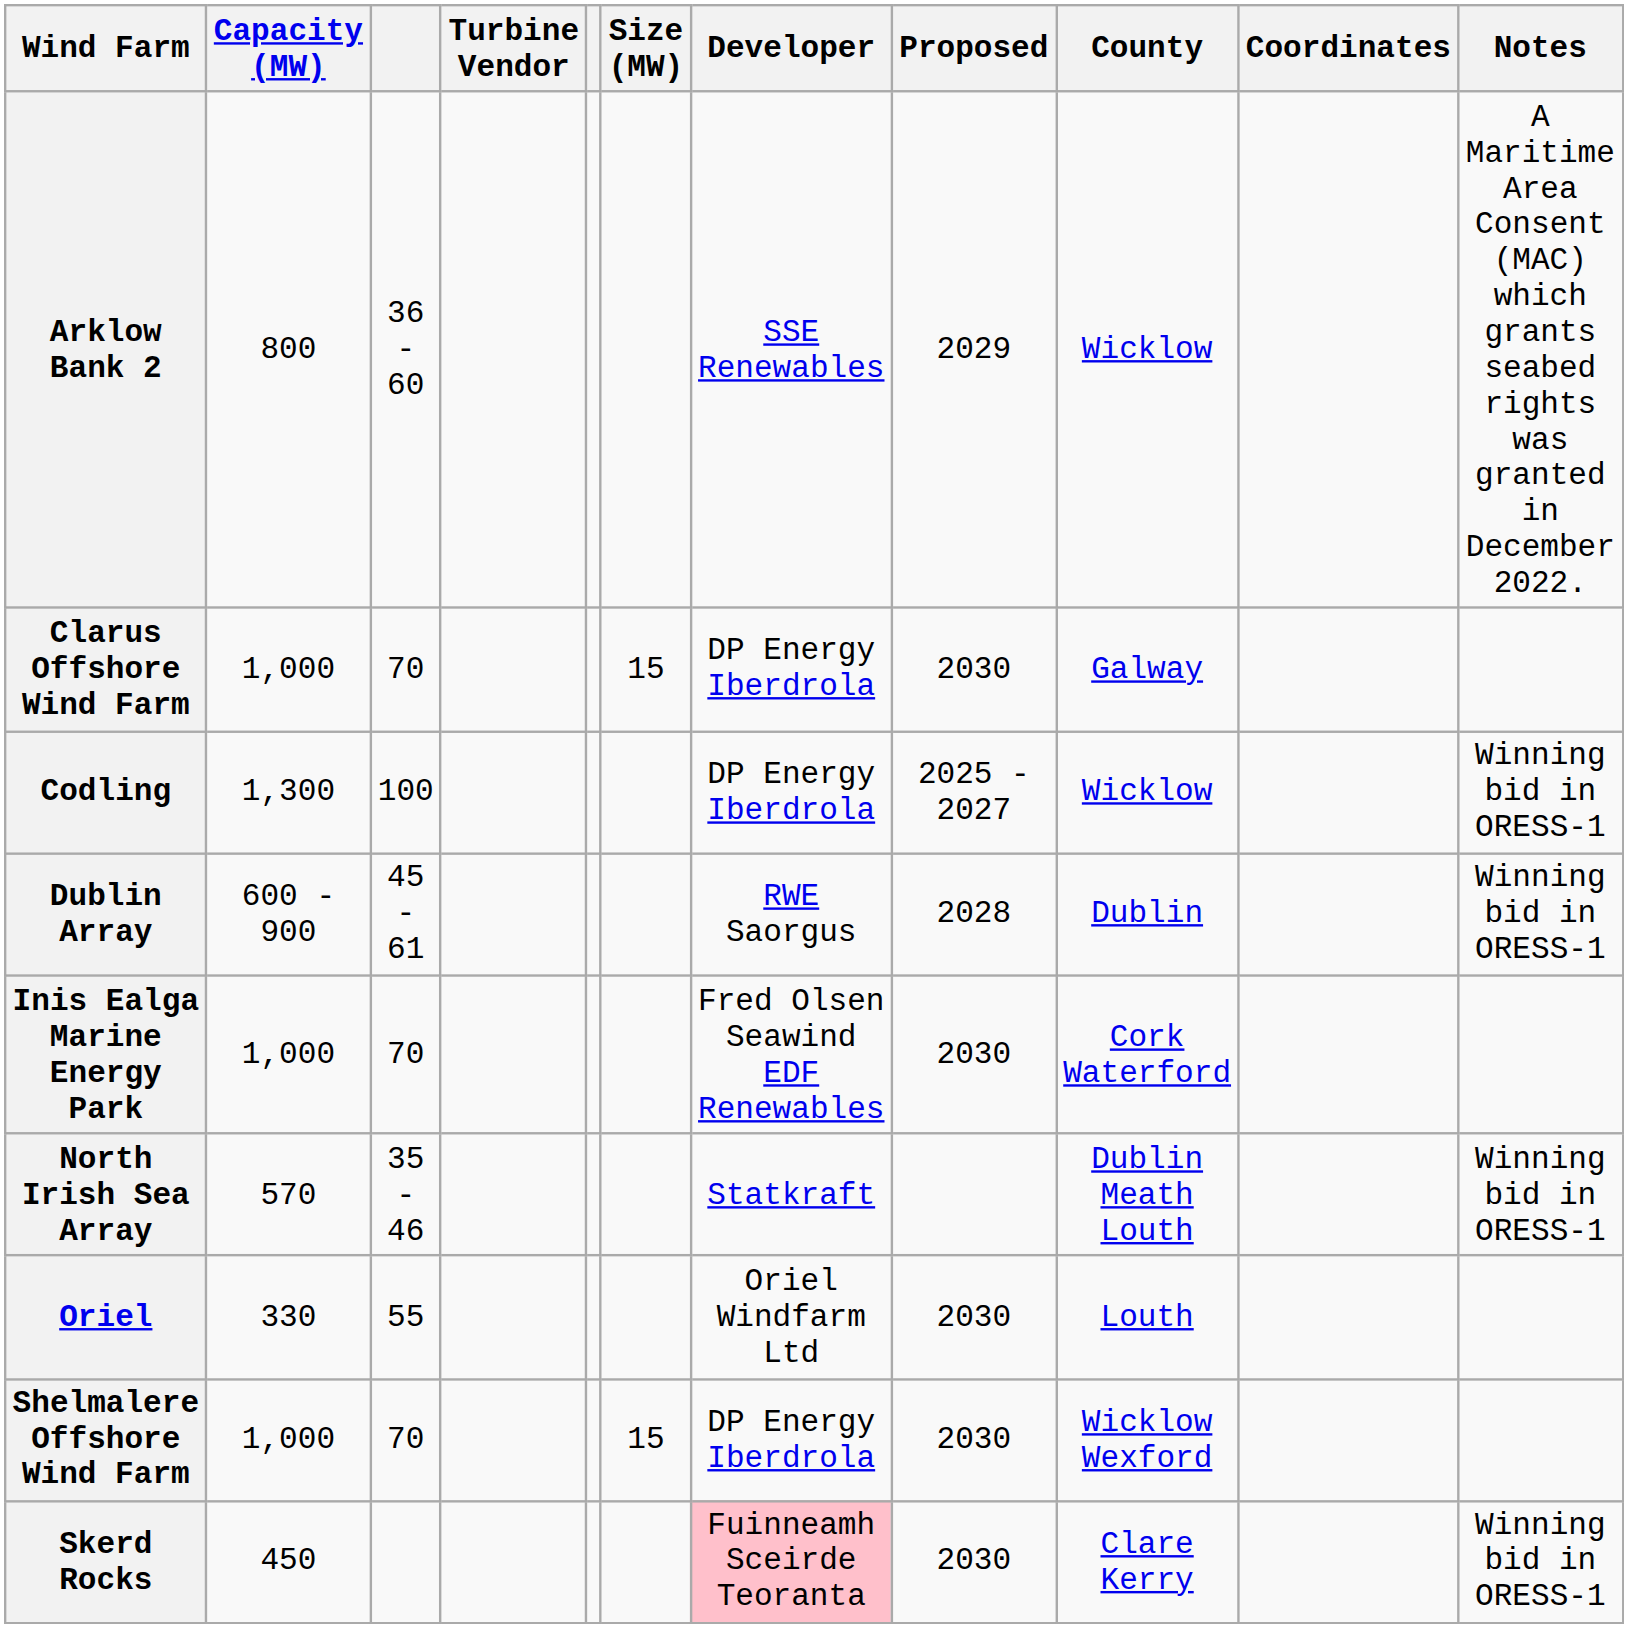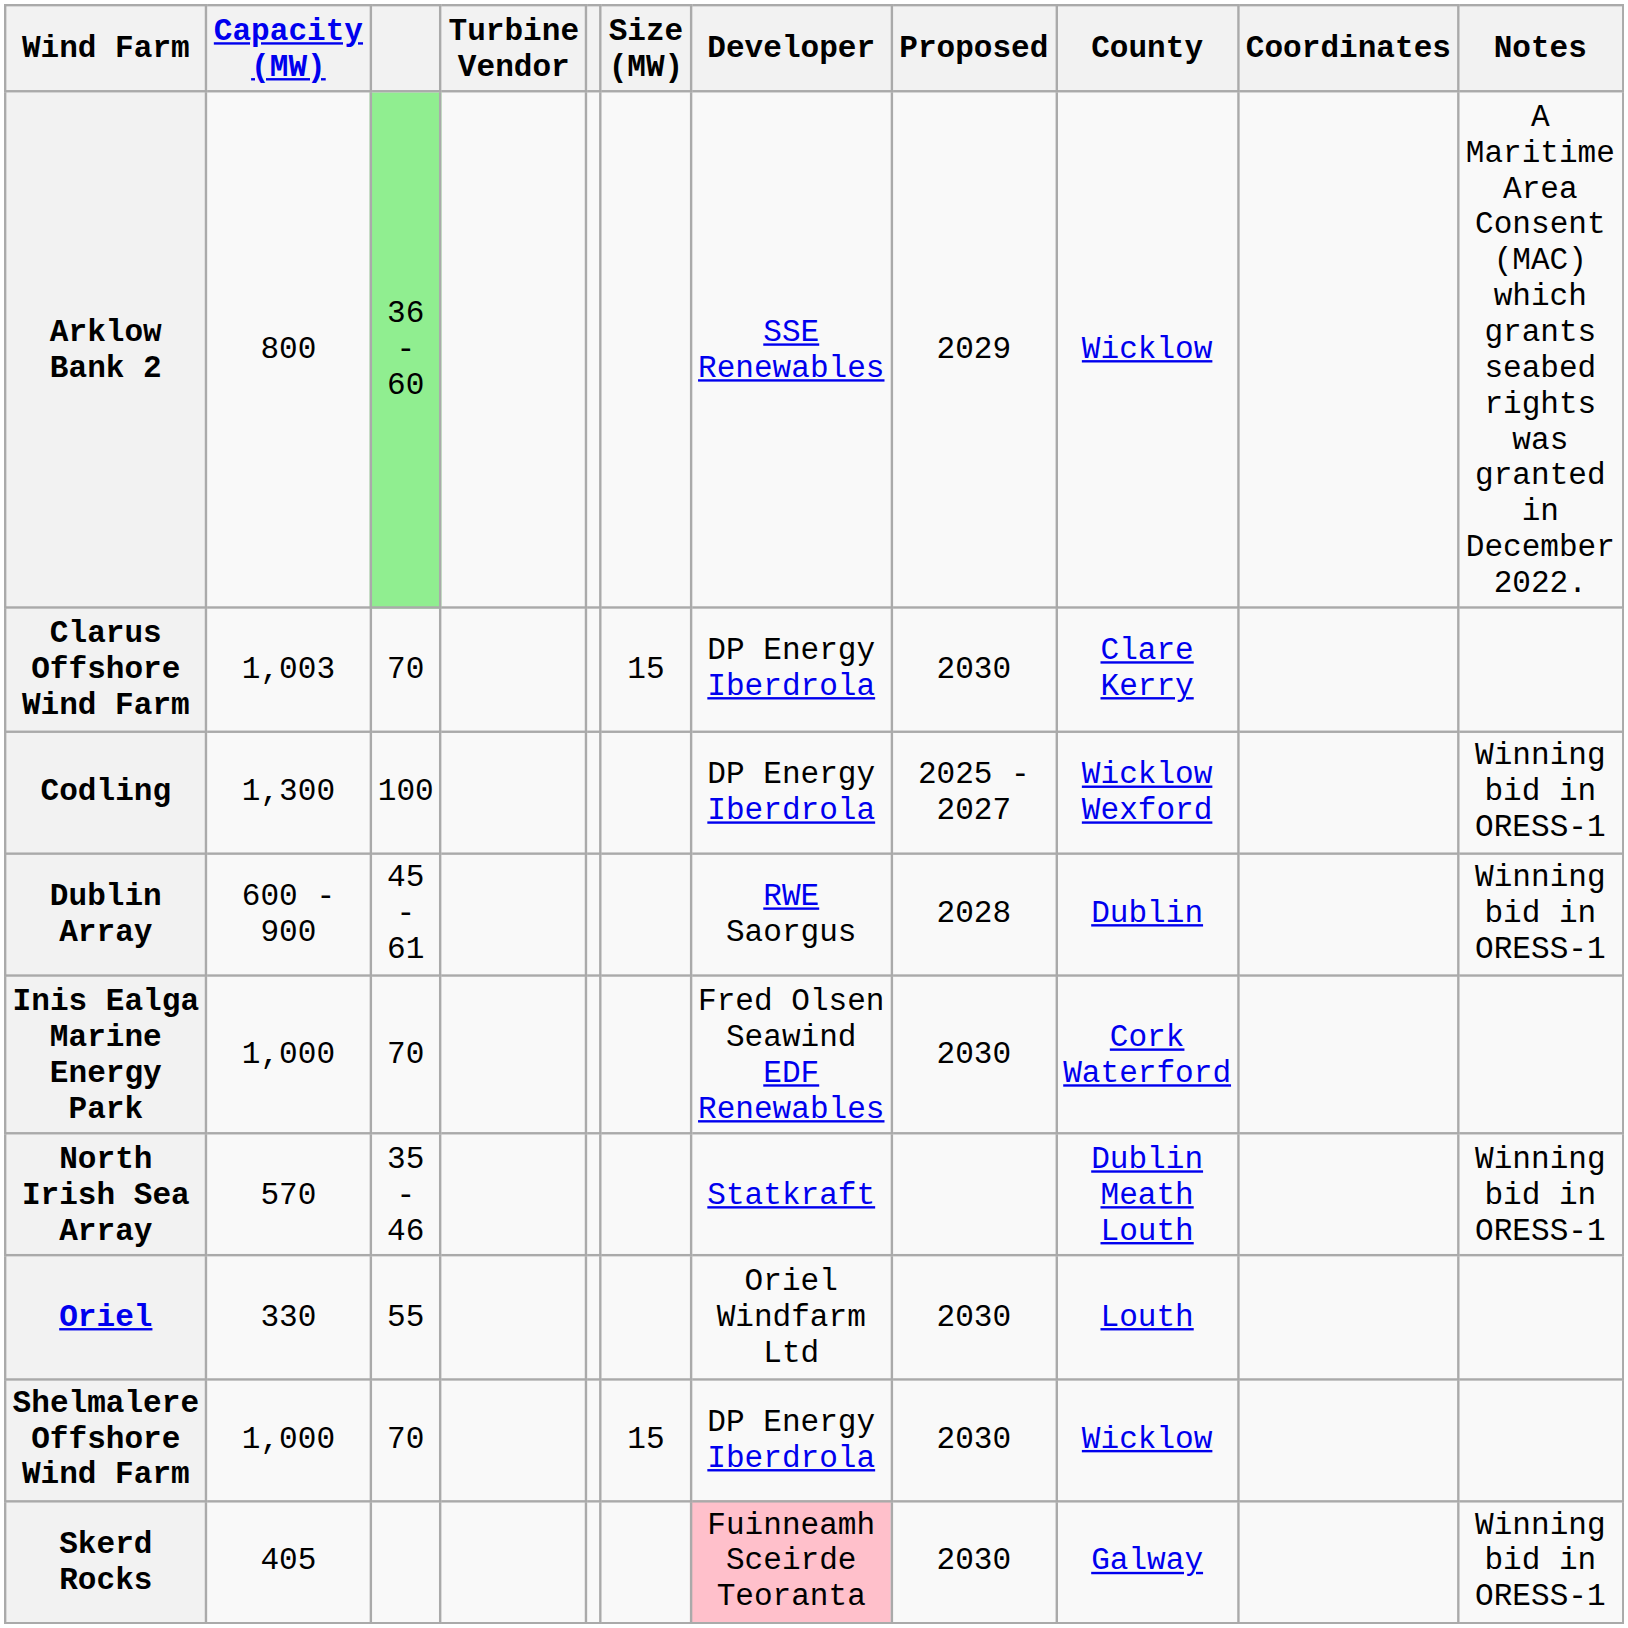(406, 350) no background -> (406, 350) lightgreen background
(288, 670) 1,000 -> (288, 670) 1,003
(1147, 670) Galway -> (1147, 670) Clare Kerry
(1147, 792) Wicklow -> (1147, 792) Wicklow Wexford
(1147, 1439) Wicklow Wexford -> (1147, 1439) Wicklow
(288, 1562) 450 -> (288, 1562) 405
(1147, 1562) Clare Kerry -> (1147, 1562) Galway
